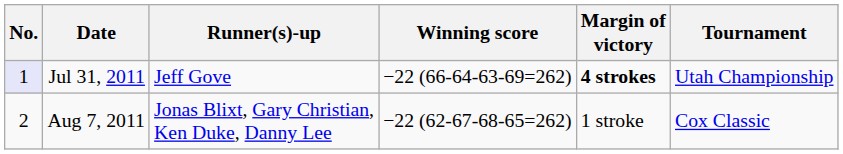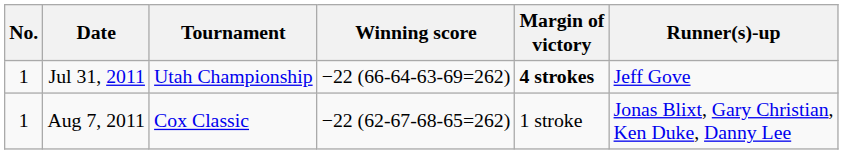columns swapped: (754, 32) <-> (264, 32)
(24, 76) lavender background -> (24, 76) no background
(24, 121) 2 -> (24, 121) 1
